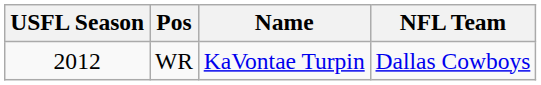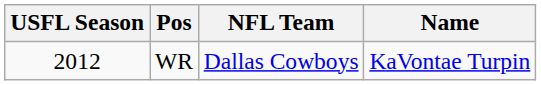columns swapped: (284, 23) <-> (453, 23)
